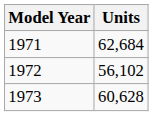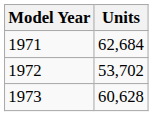(121, 70) 56,102 -> (121, 70) 53,702
